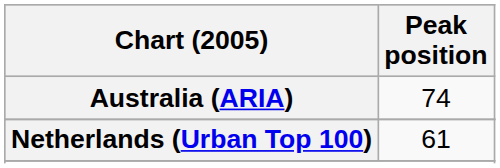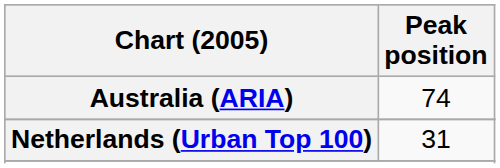(436, 139) 61 -> (436, 139) 31
